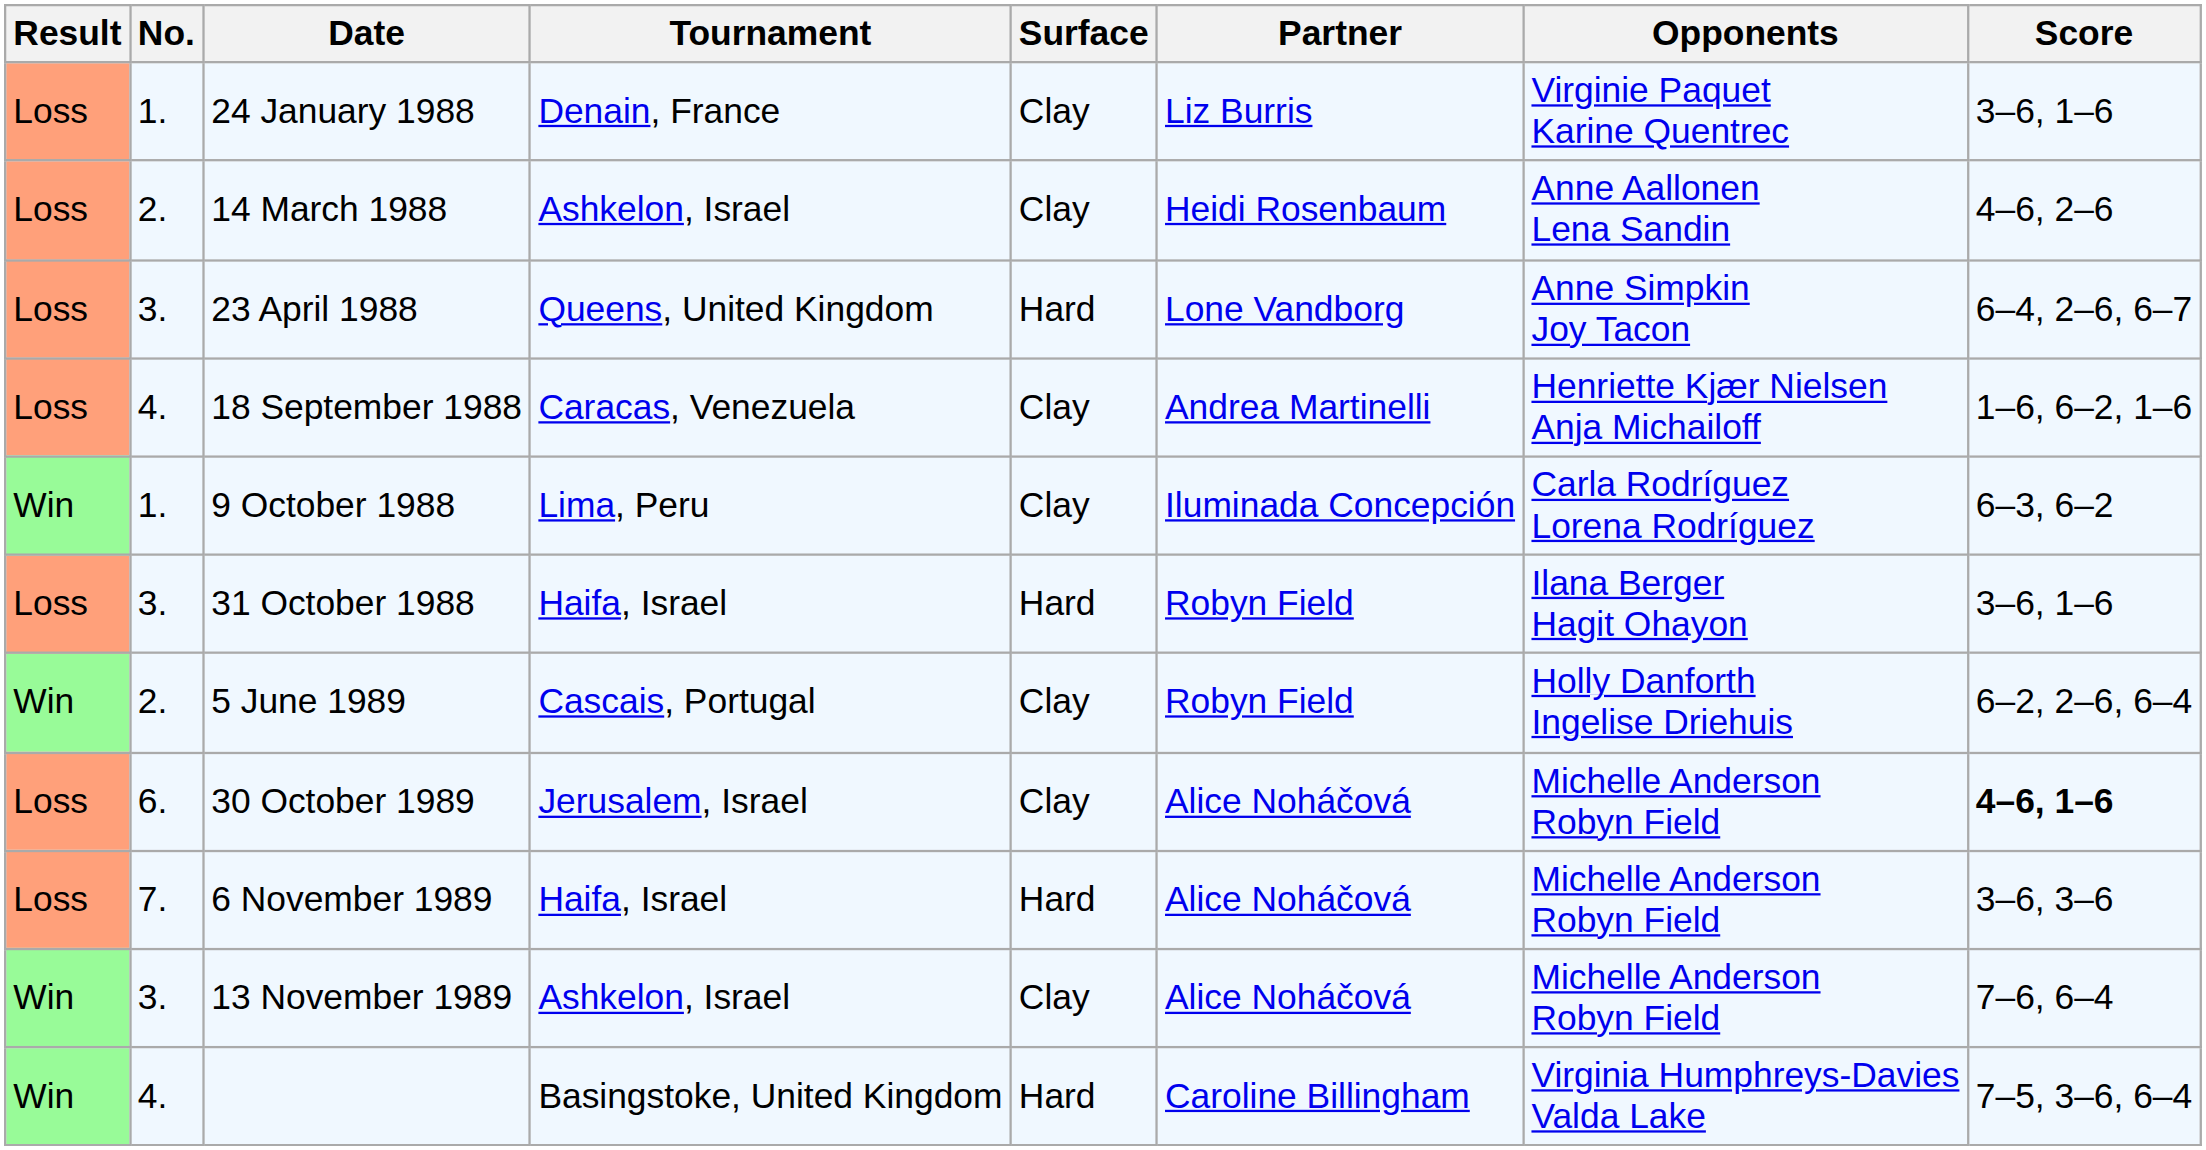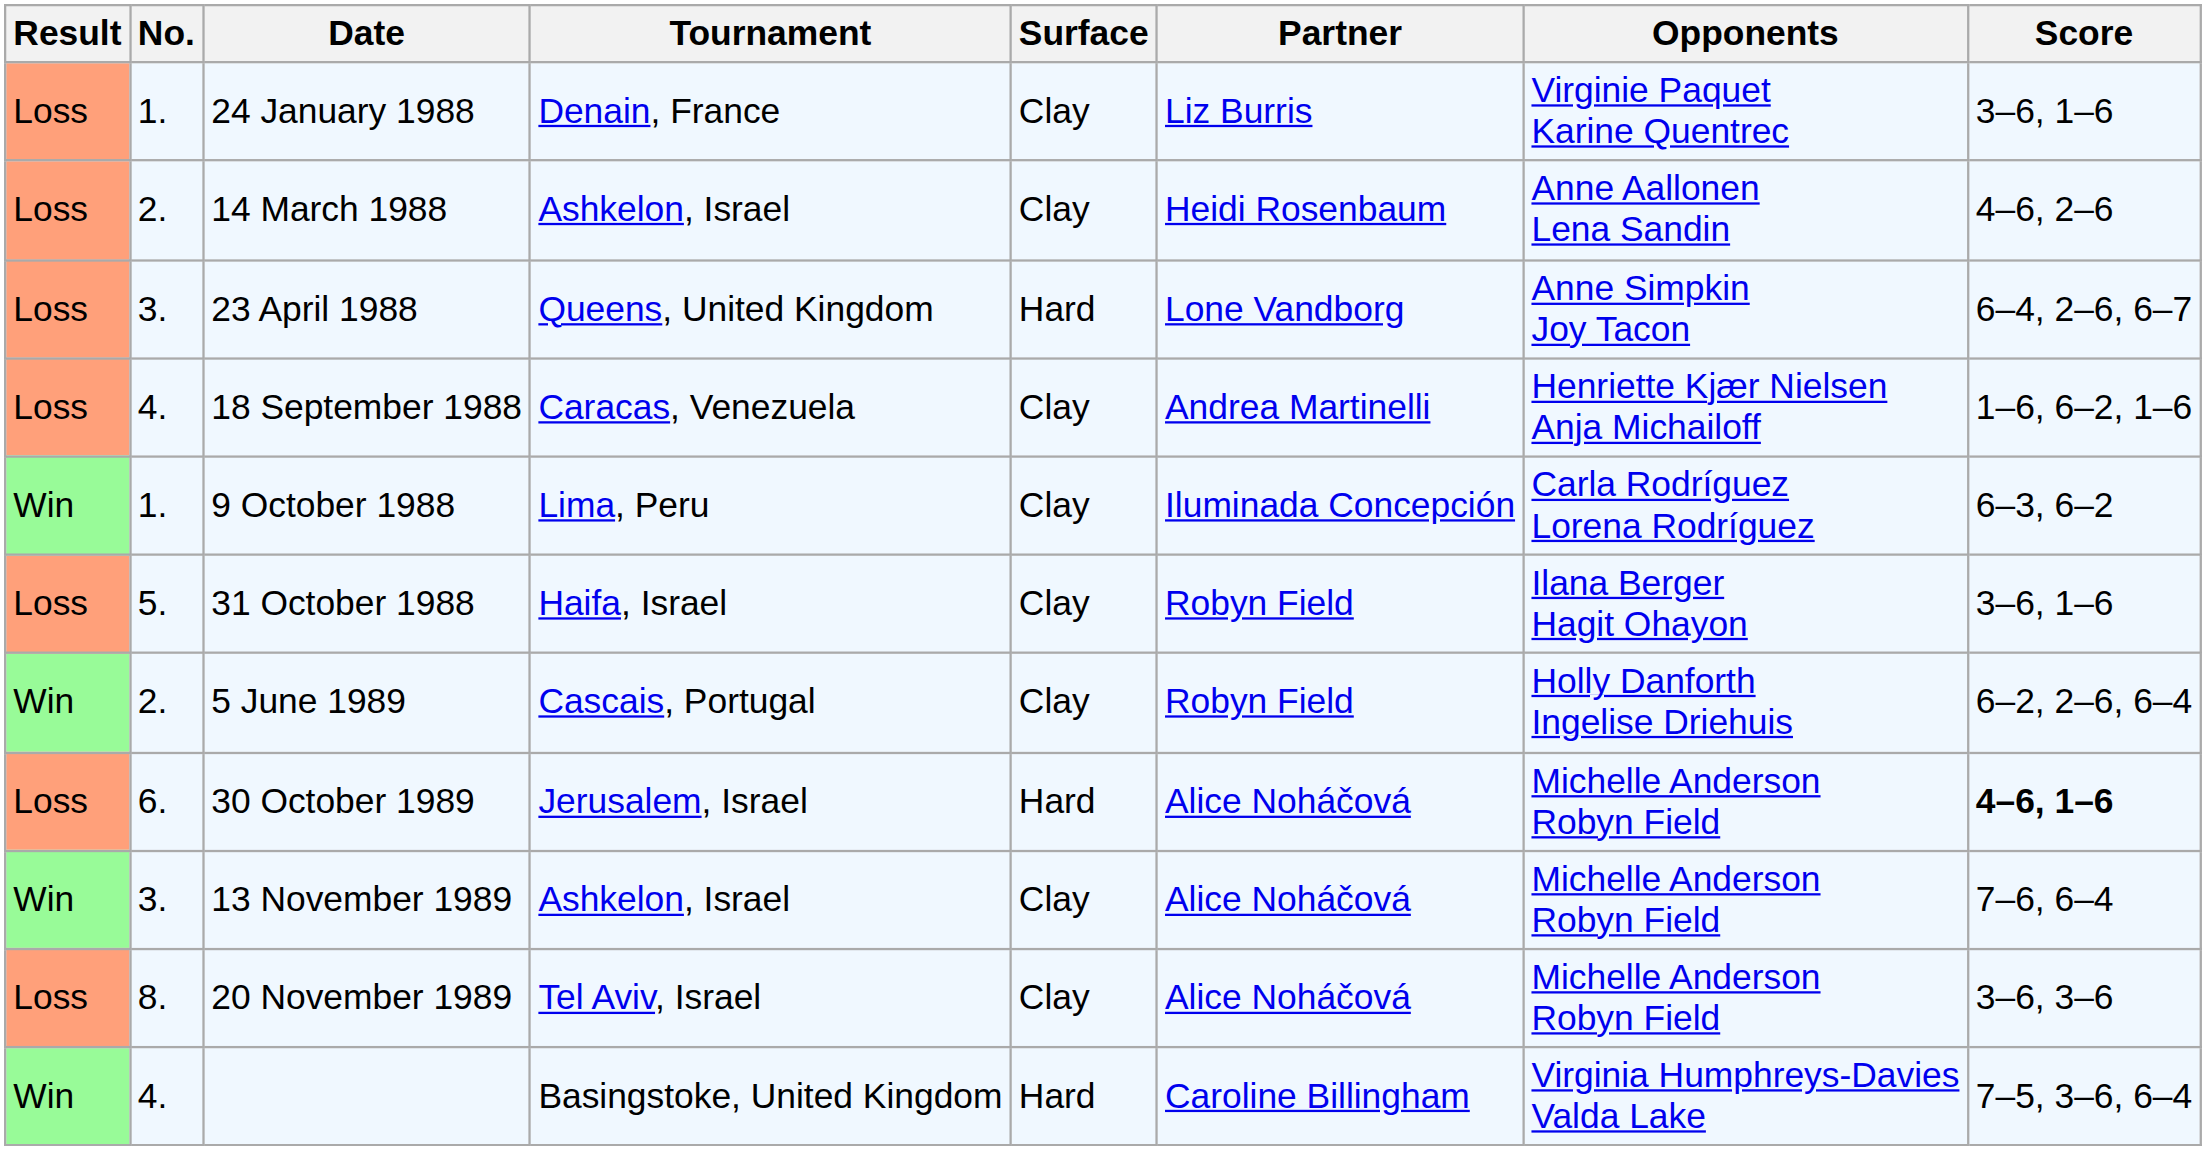(153, 603) 3. -> (153, 603) 5.
(1057, 603) Hard -> (1054, 603) Clay
(1054, 799) Clay -> (1057, 799) Hard
- row: (352, 898)
+ row: (362, 996)
